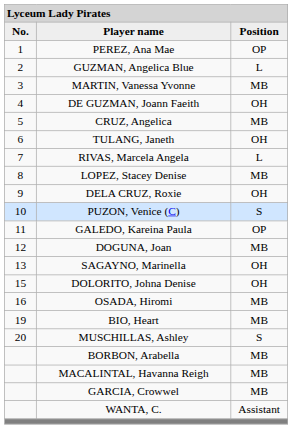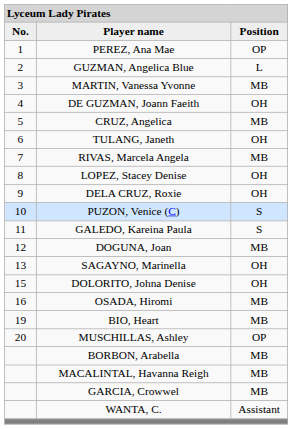(259, 157) L -> (259, 157) MB
(259, 175) MB -> (259, 175) OH
(259, 229) OP -> (259, 229) S
(259, 337) S -> (259, 337) OP
